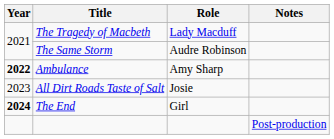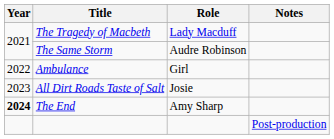(19, 69) bold -> (19, 69) normal
(196, 69) Amy Sharp -> (179, 69) Girl
(179, 106) Girl -> (196, 106) Amy Sharp
